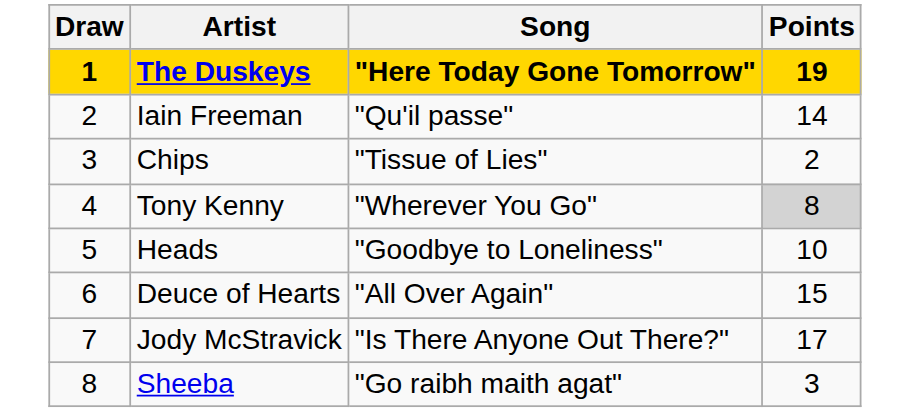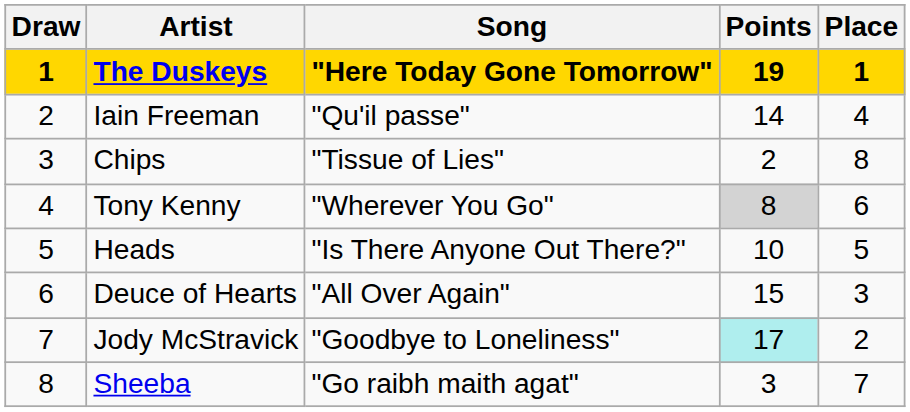+ column: (861, 26)
(509, 250) "Goodbye to Loneliness" -> (499, 250) "Is There Anyone Out There?"
(542, 339) "Is There Anyone Out There?" -> (465, 339) "Goodbye to Loneliness"
(812, 339) no background -> (769, 339) paleturquoise background
